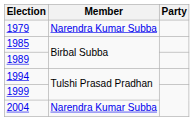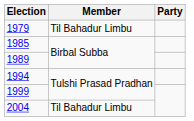(104, 28) Narendra Kumar Subba -> (91, 28) Til Bahadur Limbu
(104, 108) Narendra Kumar Subba -> (91, 108) Til Bahadur Limbu
